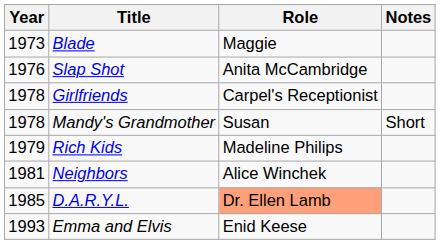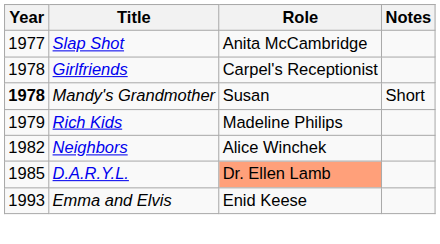- row: (74, 43)
(27, 69) 1976 -> (27, 43) 1977
(27, 122) normal -> (27, 95) bold
(27, 174) 1981 -> (27, 148) 1982
